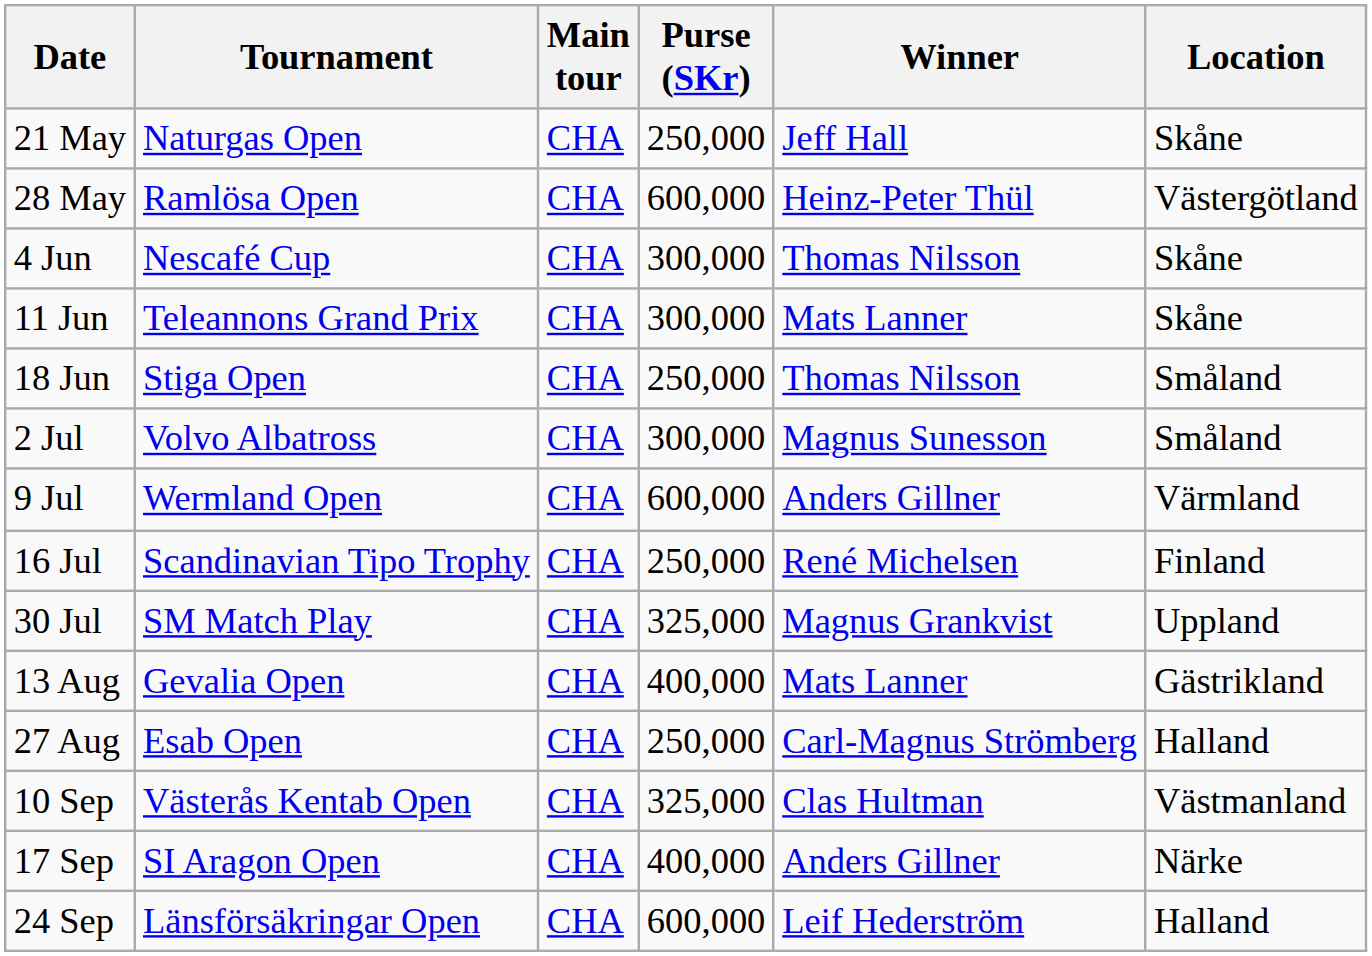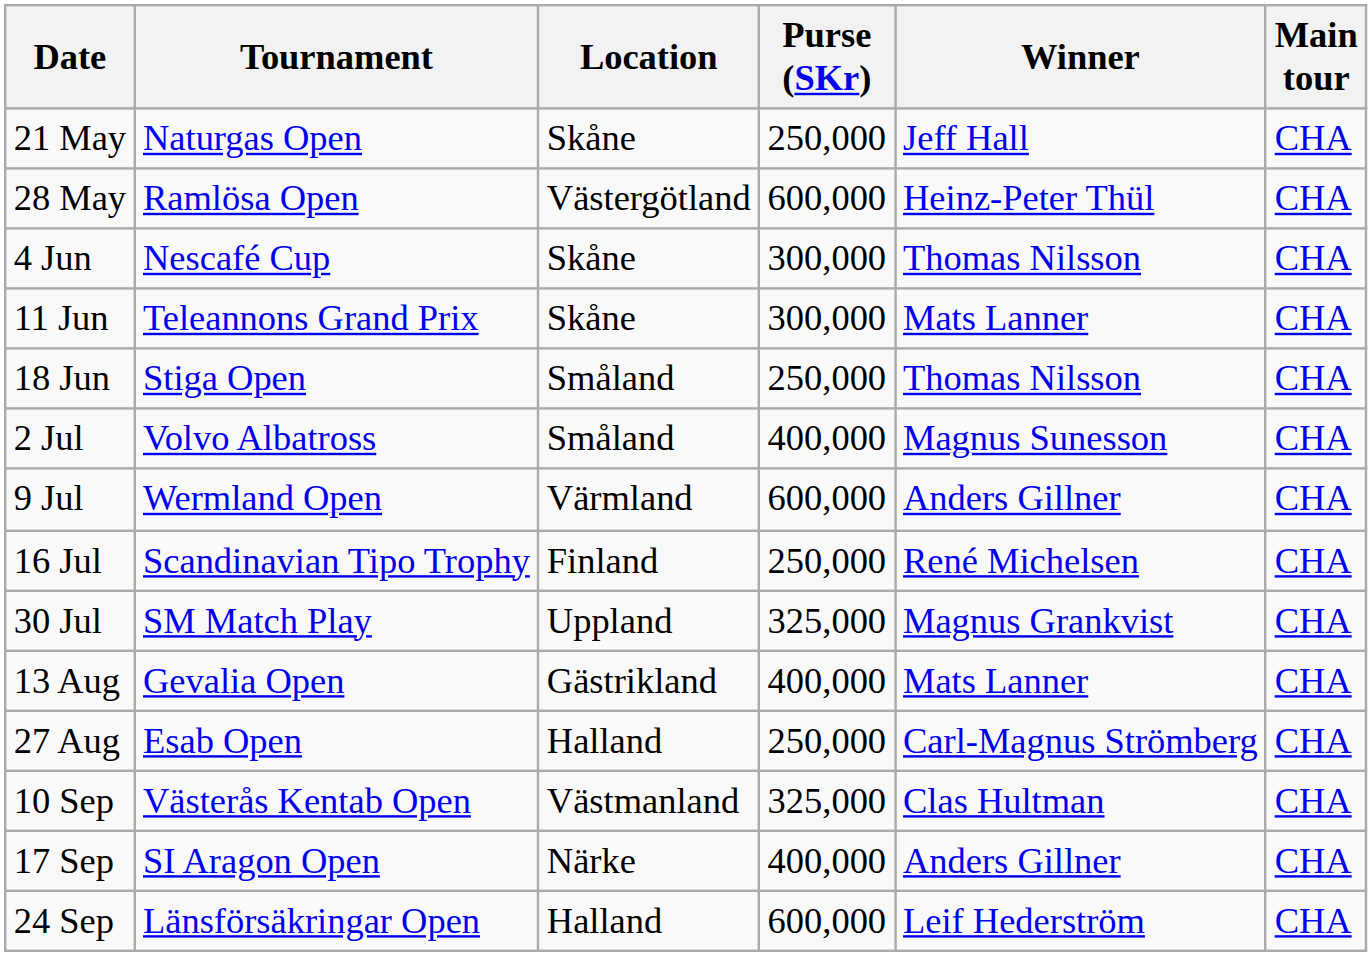columns swapped: (1256, 56) <-> (588, 56)
(706, 438) 300,000 -> (827, 438) 400,000
